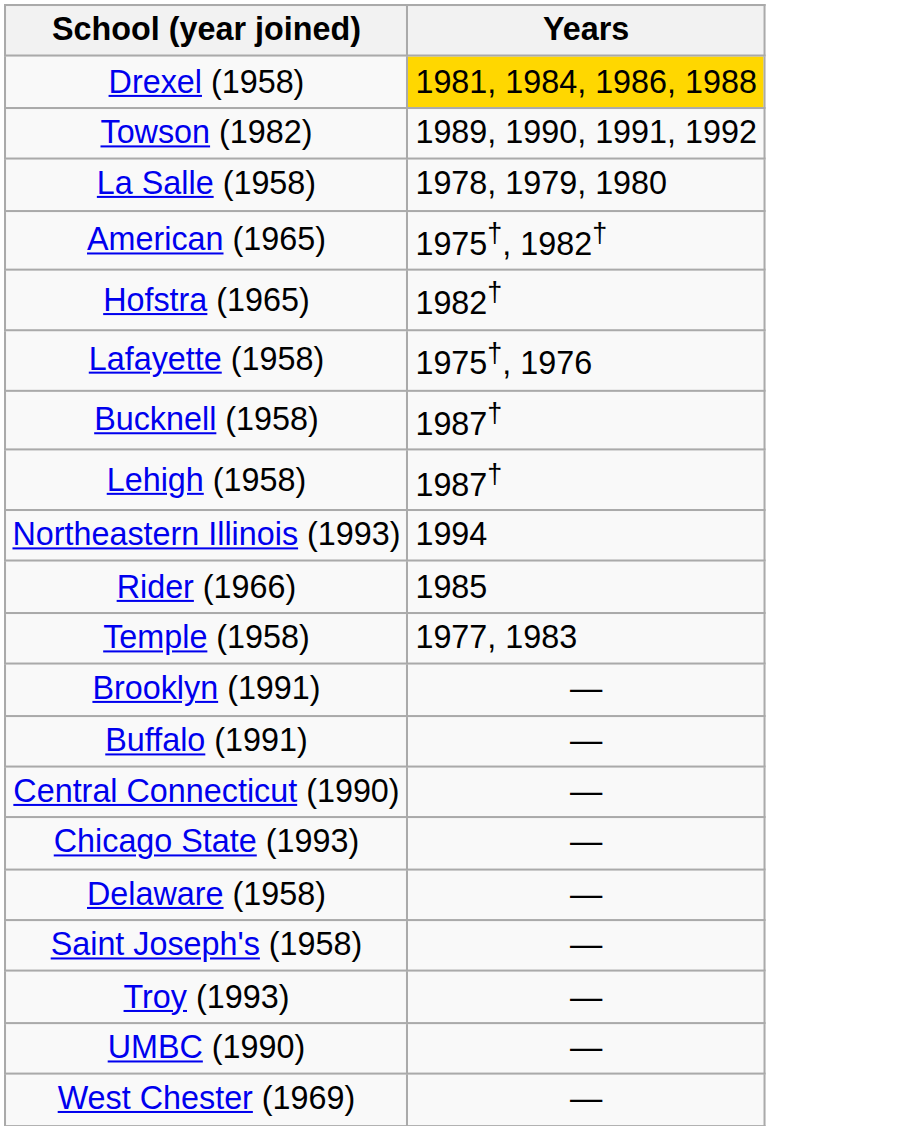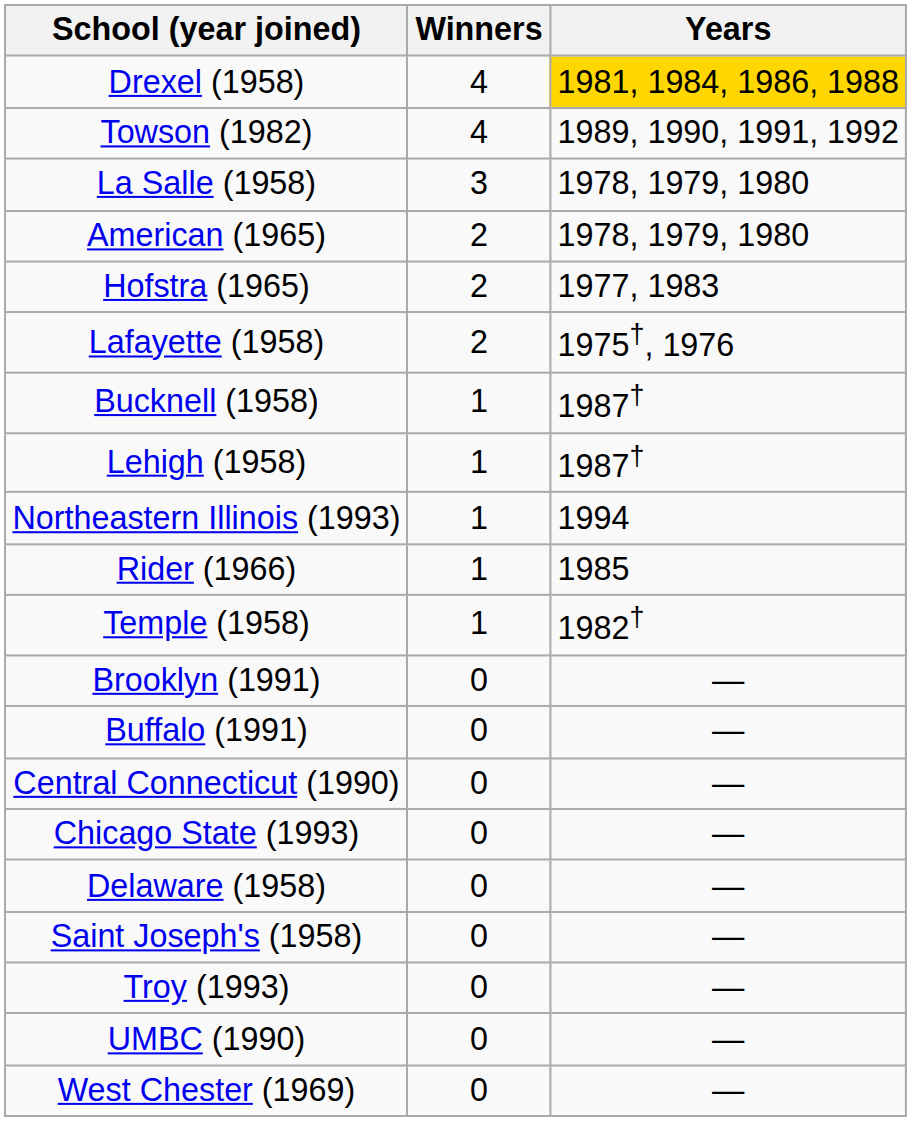+ column: (479, 30)
(511, 239) 1975†, 1982† -> (683, 235) 1978, 1979, 1980
(459, 299) 1982† -> (638, 286) 1977, 1983
(496, 637) 1977, 1983 -> (601, 624) 1982†
